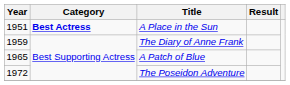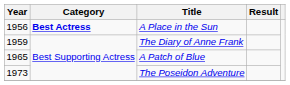(17, 27) 1951 -> (17, 27) 1956
(17, 73) 1972 -> (17, 73) 1973
